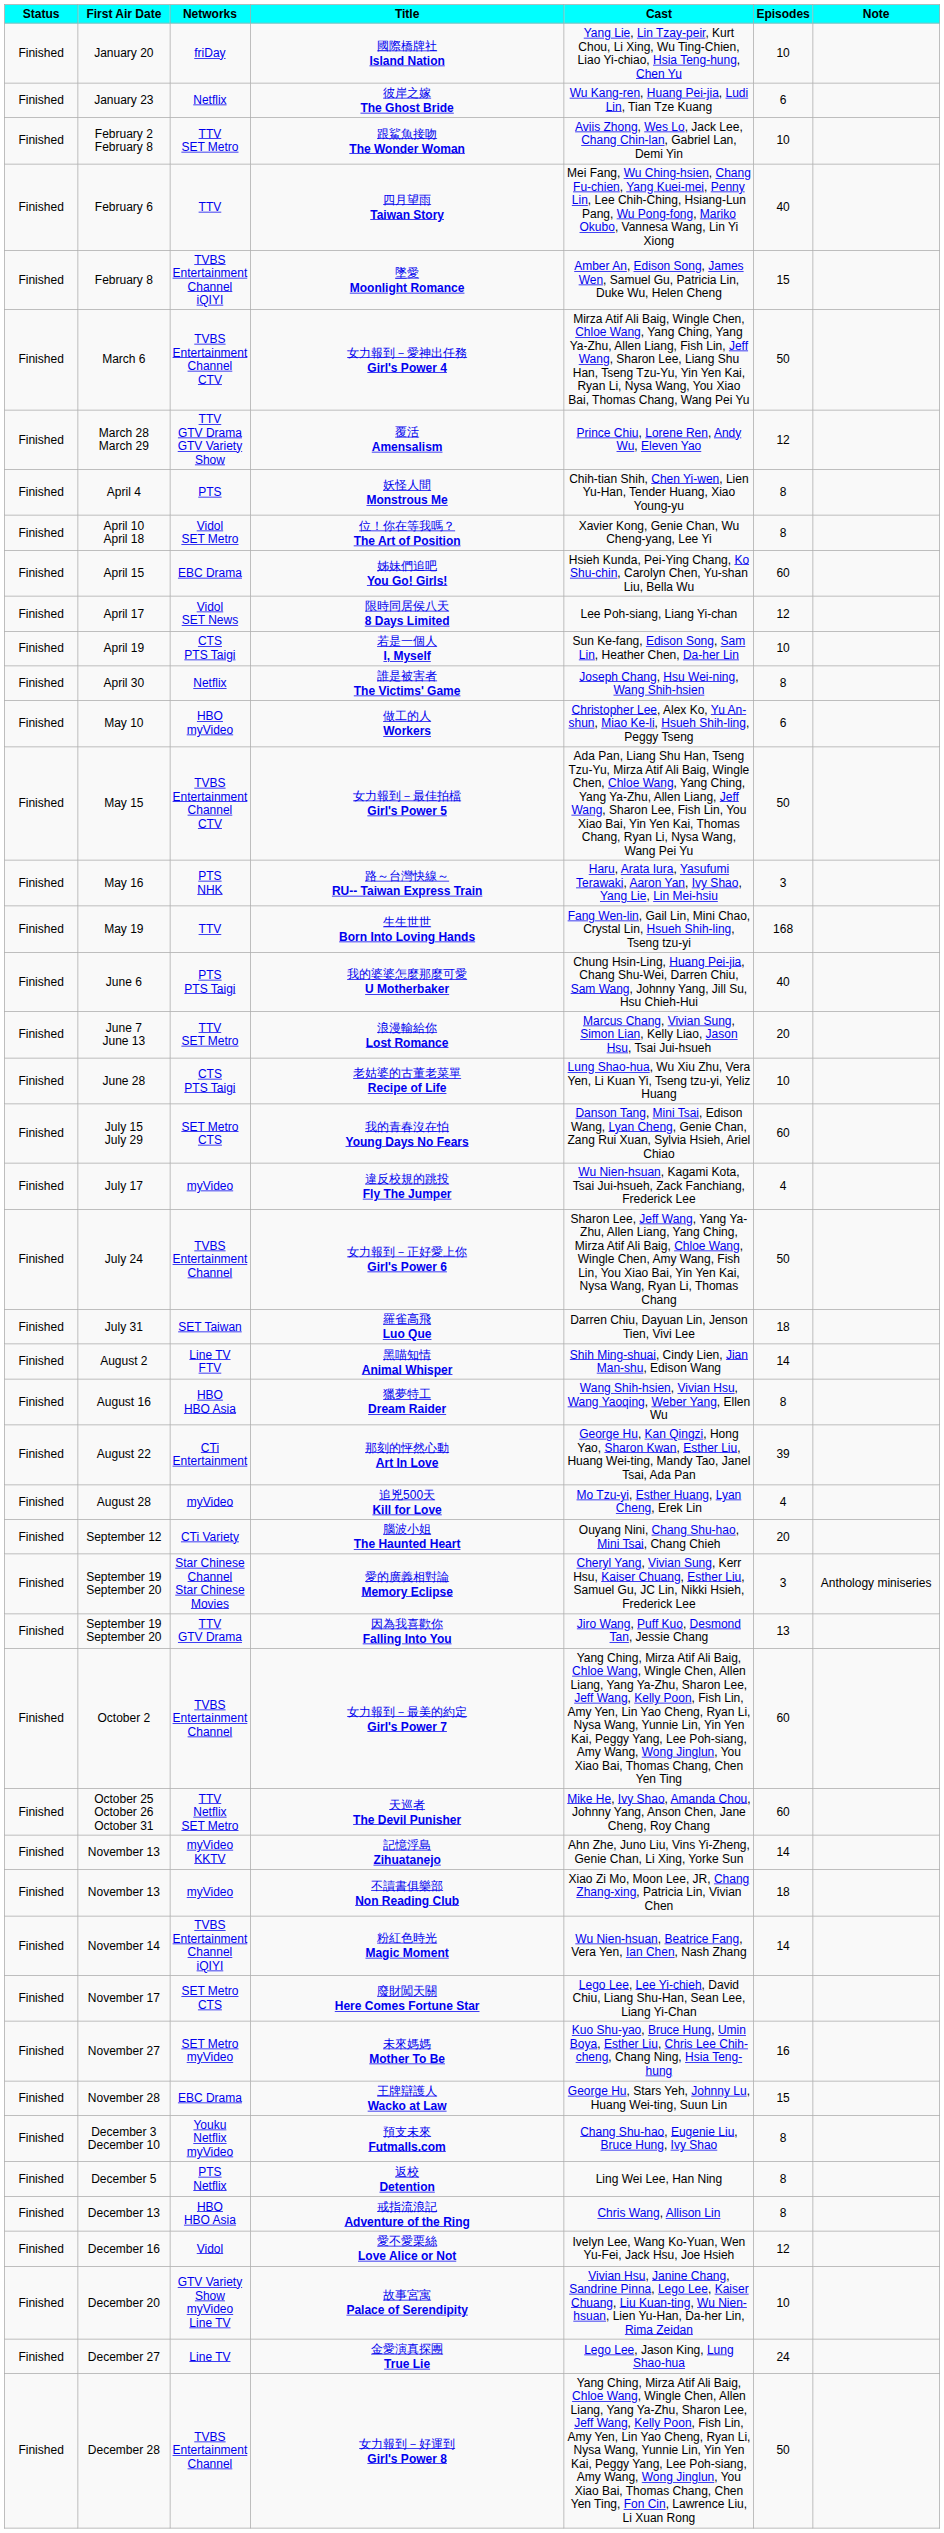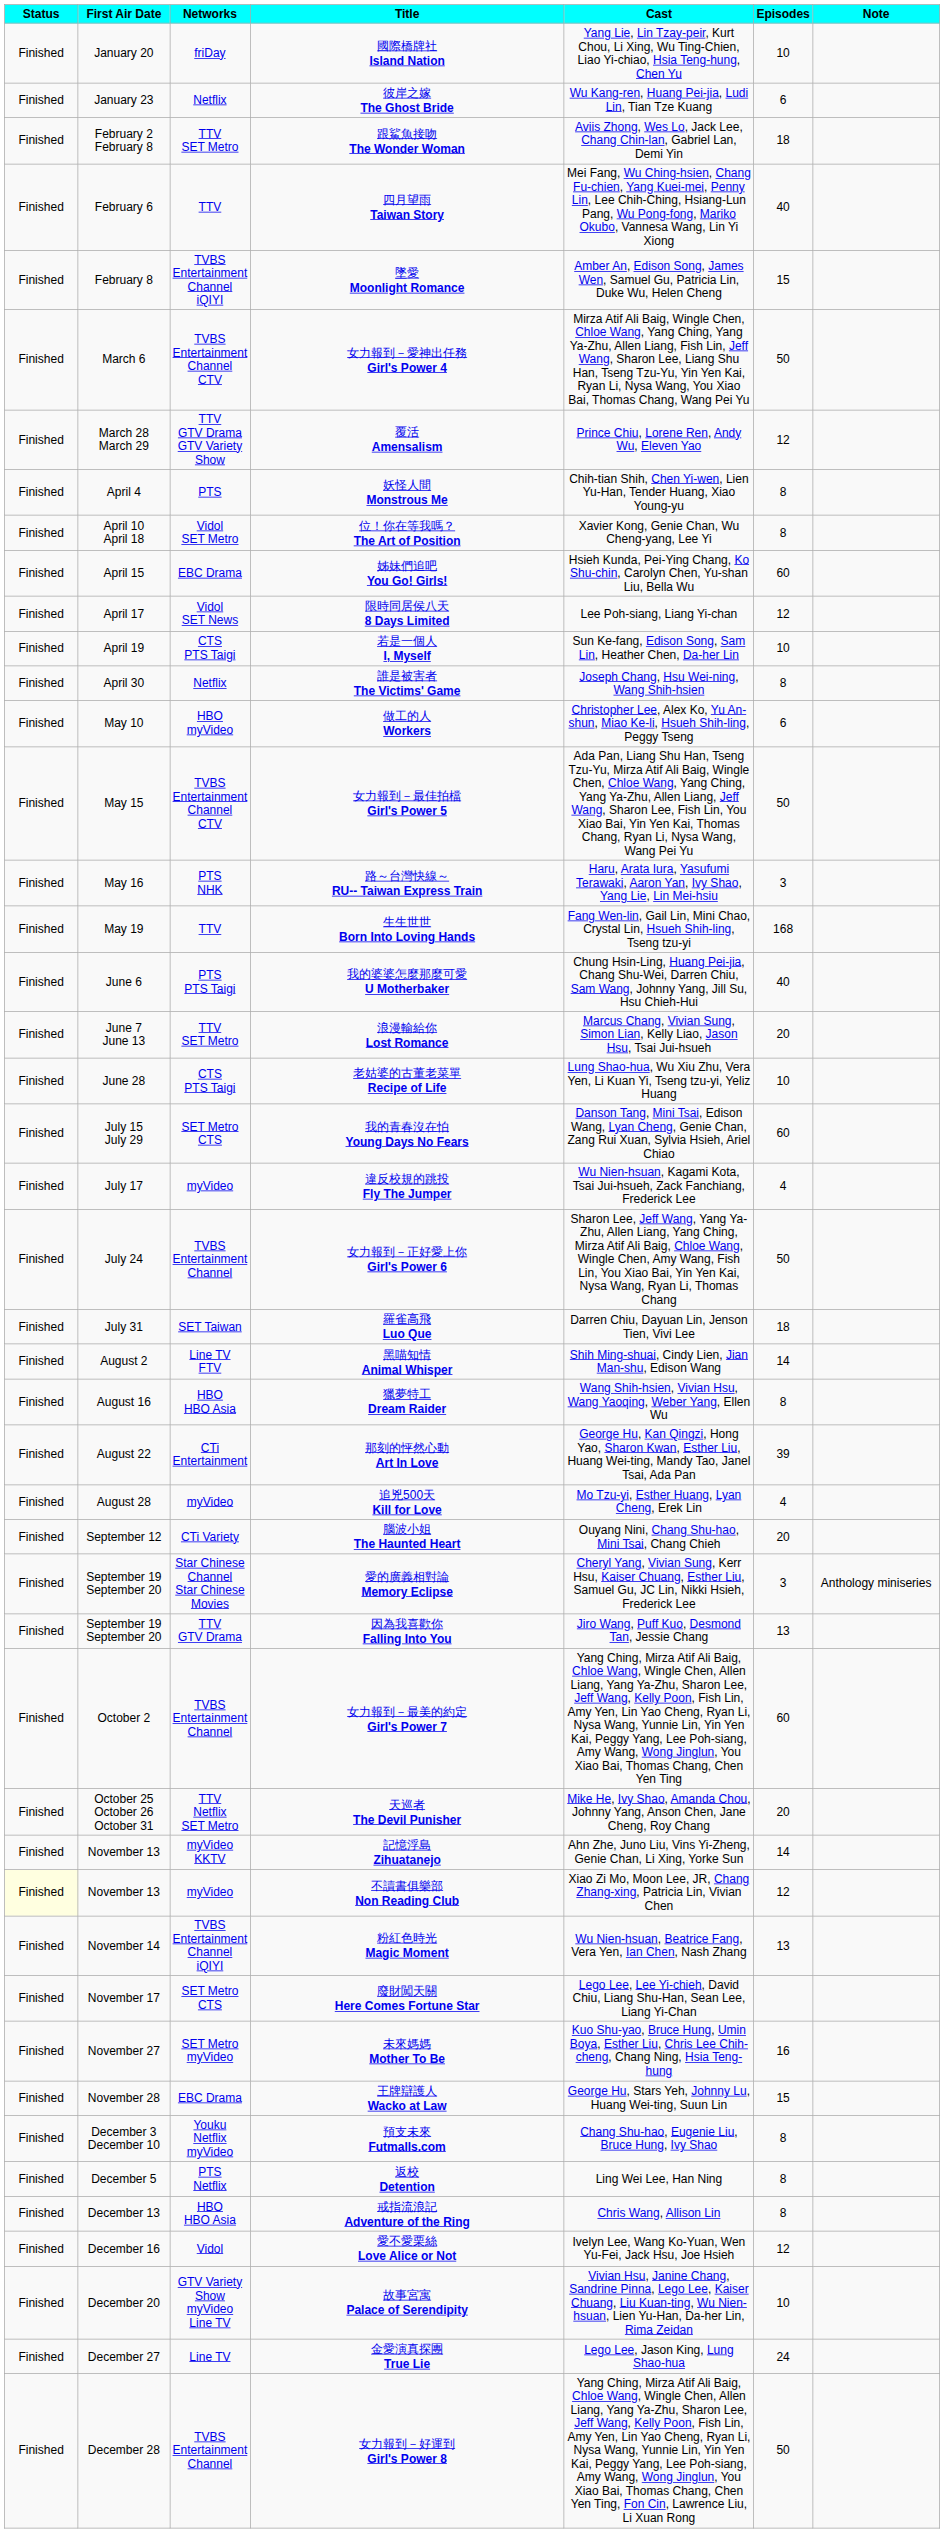(783, 140) 10 -> (783, 140) 18
(783, 1812) 60 -> (783, 1812) 20
(41, 1892) no background -> (41, 1892) lightyellow background
(783, 1892) 18 -> (783, 1892) 12
(783, 1945) 14 -> (783, 1945) 13
